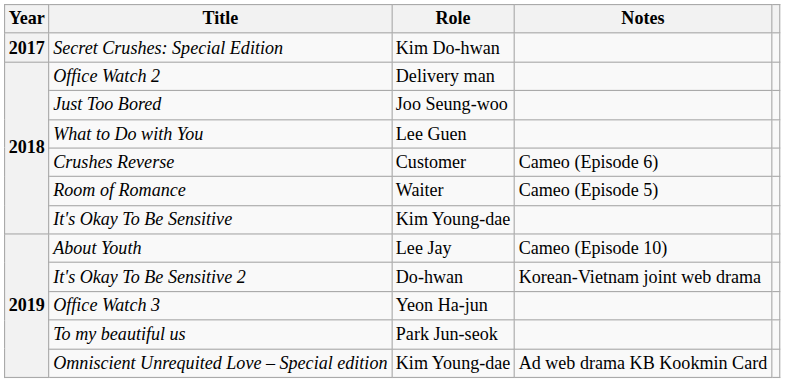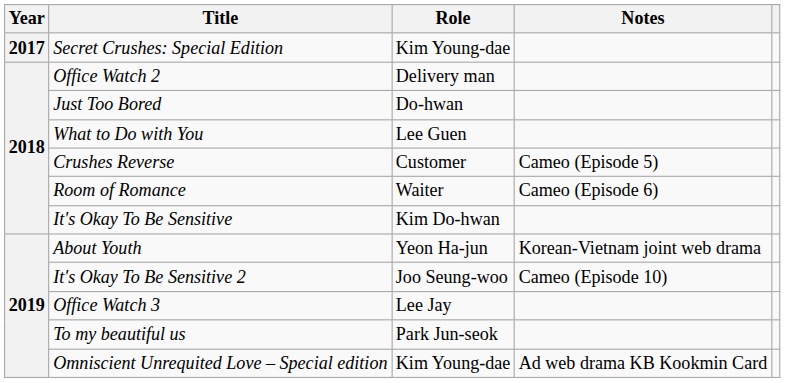(448, 47) Kim Do-hwan -> (453, 47) Kim Young-dae
(452, 104) Joo Seung-woo -> (429, 104) Do-hwan
(588, 162) Cameo (Episode 6) -> (588, 162) Cameo (Episode 5)
(588, 190) Cameo (Episode 5) -> (588, 190) Cameo (Episode 6)
(453, 219) Kim Young-dae -> (448, 219) Kim Do-hwan
(424, 248) Lee Jay -> (442, 248) Yeon Ha-jun
(593, 248) Cameo (Episode 10) -> (640, 248) Korean-Vietnam joint web drama
(429, 276) Do-hwan -> (452, 276) Joo Seung-woo
(640, 276) Korean-Vietnam joint web drama -> (593, 276) Cameo (Episode 10)
(442, 305) Yeon Ha-jun -> (424, 305) Lee Jay
